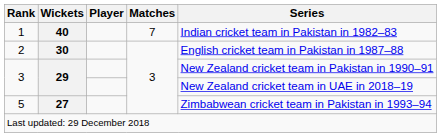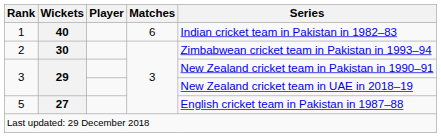(152, 31) 7 -> (152, 31) 6
(292, 50) English cricket team in Pakistan in 1987–88 -> (306, 50) Zimbabwean cricket team in Pakistan in 1993–94
(306, 104) Zimbabwean cricket team in Pakistan in 1993–94 -> (292, 104) English cricket team in Pakistan in 1987–88
